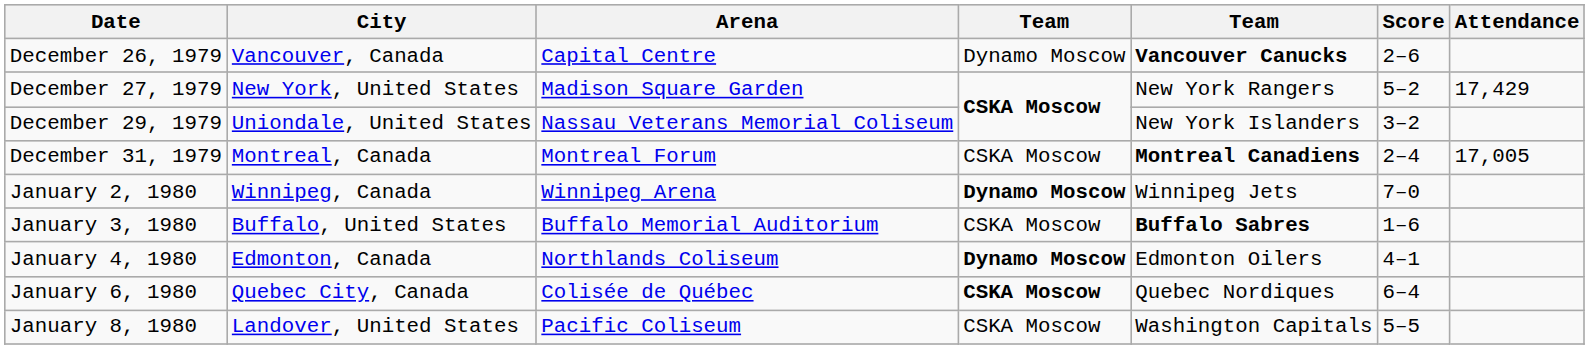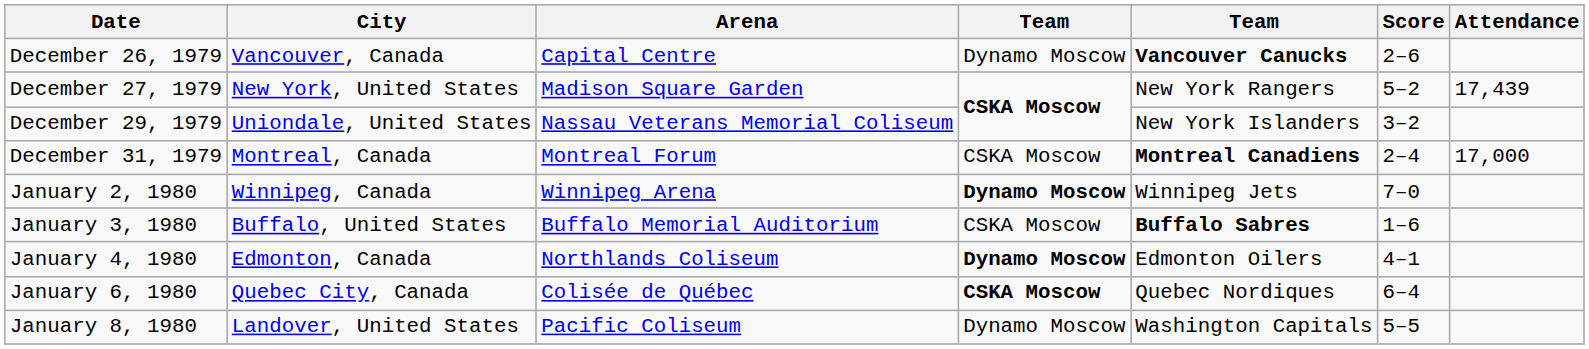(1492, 90) 17,429 -> (1492, 90) 17,439
(1492, 157) 17,005 -> (1492, 157) 17,000
(1032, 327) CSKA Moscow -> (1044, 327) Dynamo Moscow
